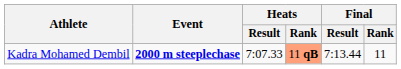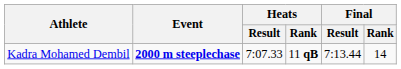(303, 54) lightsalmon background -> (303, 54) no background
(380, 54) 11 -> (380, 54) 14
